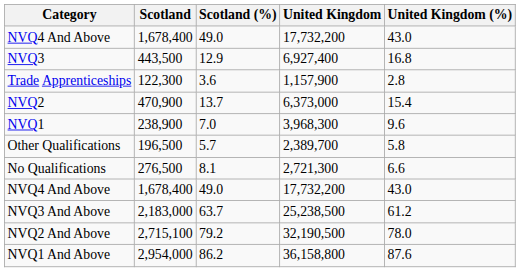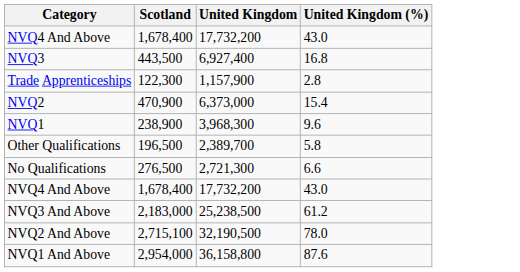- column: (238, 15)
